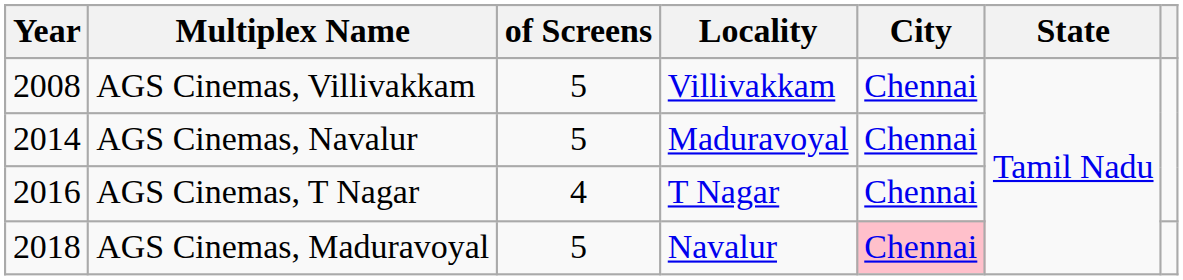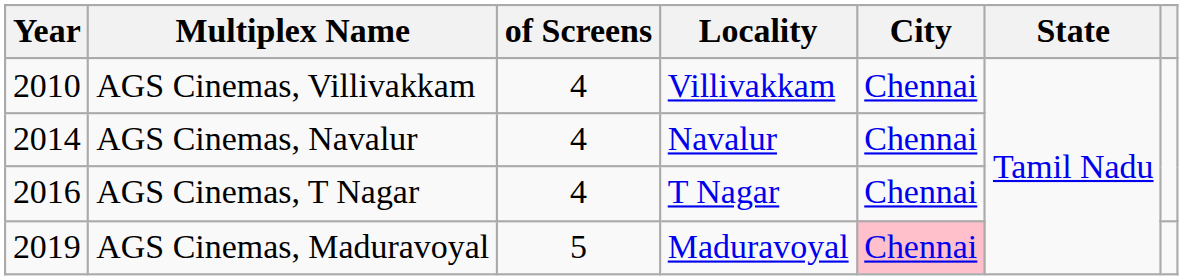(47, 85) 2008 -> (47, 85) 2010
(578, 85) 5 -> (578, 85) 4
(578, 138) 5 -> (578, 138) 4
(758, 138) Maduravoyal -> (722, 138) Navalur
(47, 246) 2018 -> (47, 246) 2019
(722, 246) Navalur -> (758, 246) Maduravoyal
